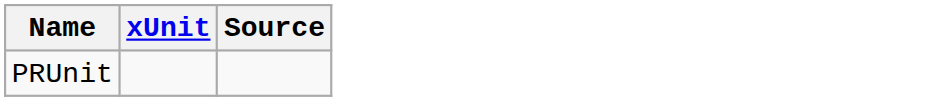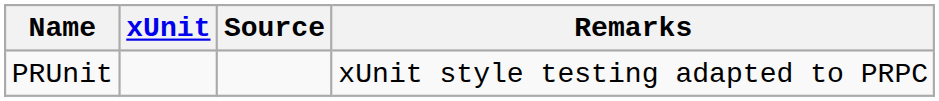+ column: (633, 28)
